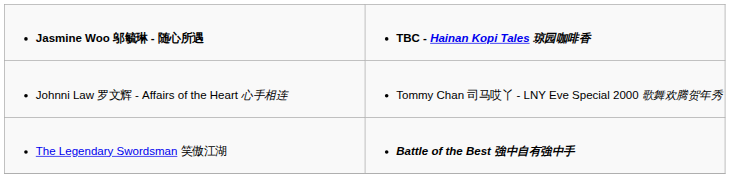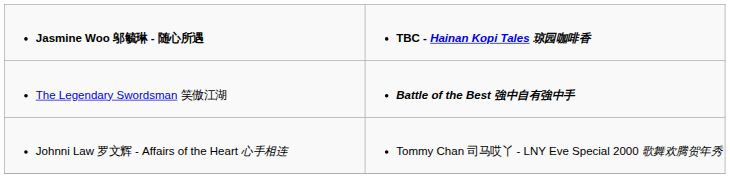rows swapped: (185, 95) <-> (185, 152)
